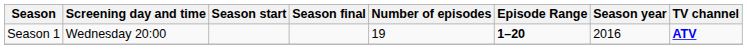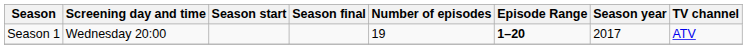(607, 34) 2016 -> (607, 34) 2017
(684, 34) bold -> (684, 34) normal
